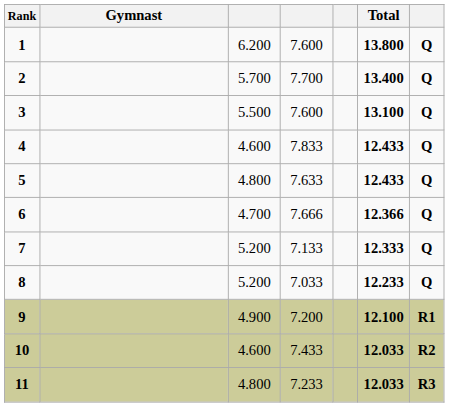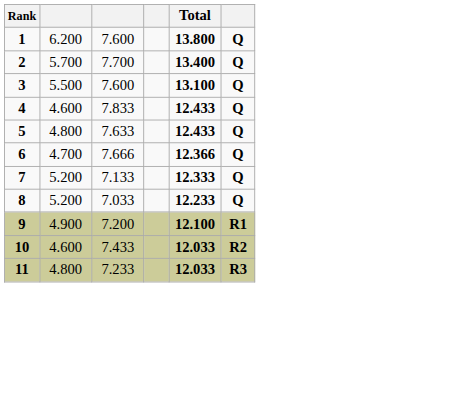- column: (134, 16)
